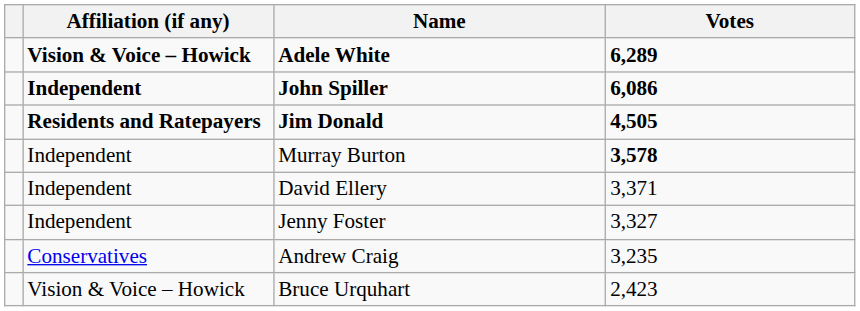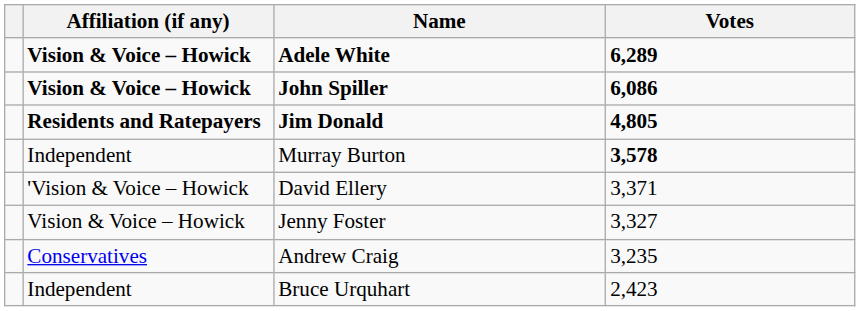(84, 88) Independent -> (139, 88) Vision & Voice – Howick
(634, 121) 4,505 -> (634, 121) 4,805
(80, 188) Independent -> (138, 188) 'Vision & Voice – Howick
(80, 222) Independent -> (136, 222) Vision & Voice – Howick
(136, 289) Vision & Voice – Howick -> (80, 289) Independent
